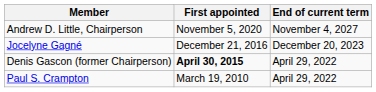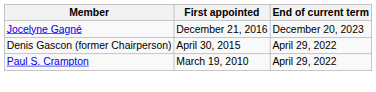- row: (75, 29)
(210, 62) bold -> (208, 45) normal
